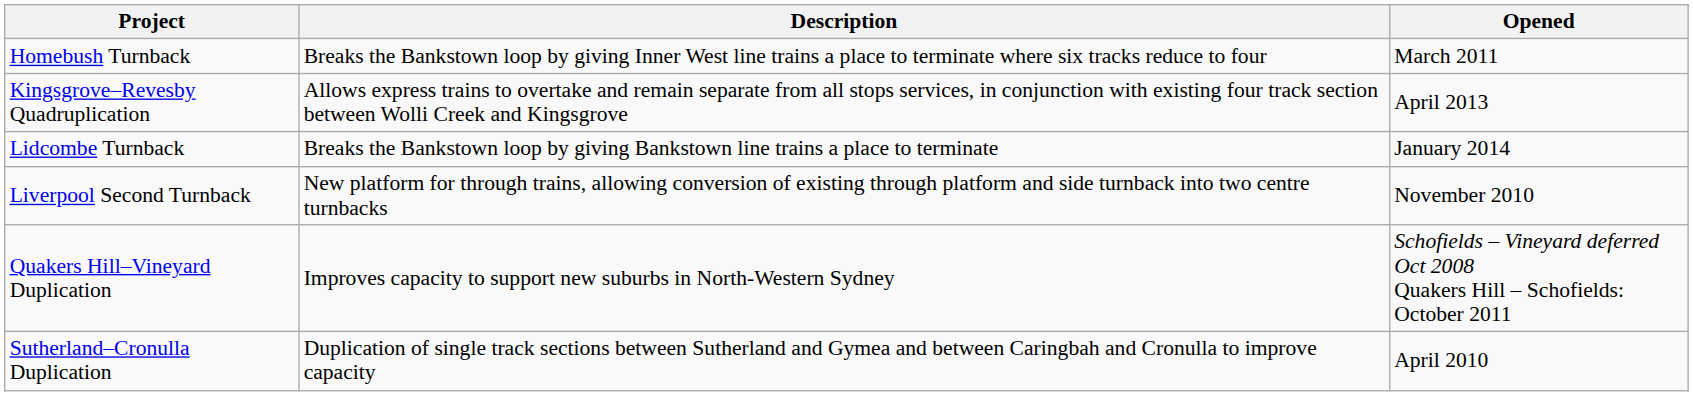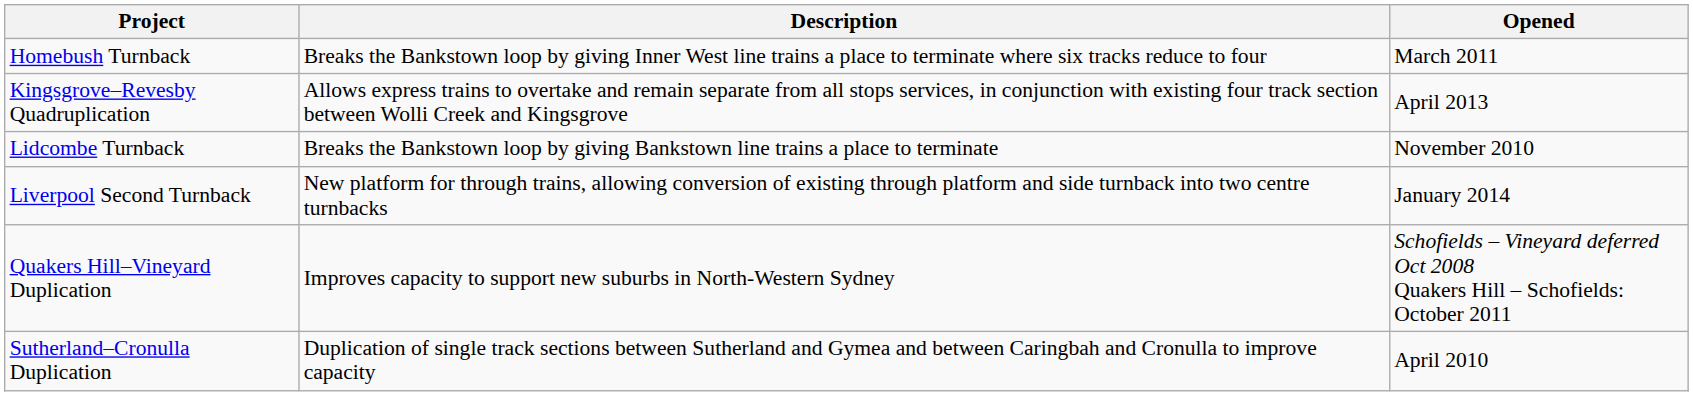(1452, 148) January 2014 -> (1464, 148) November 2010
(1464, 195) November 2010 -> (1452, 195) January 2014
